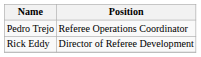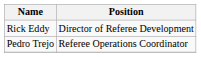rows swapped: (28, 44) <-> (30, 28)
